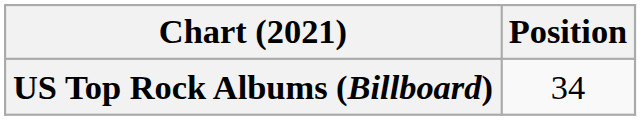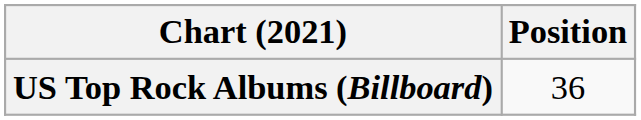(568, 86) 34 -> (568, 86) 36
